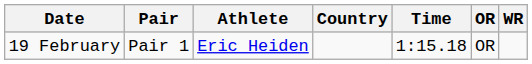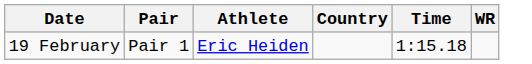- column: (485, 18)
